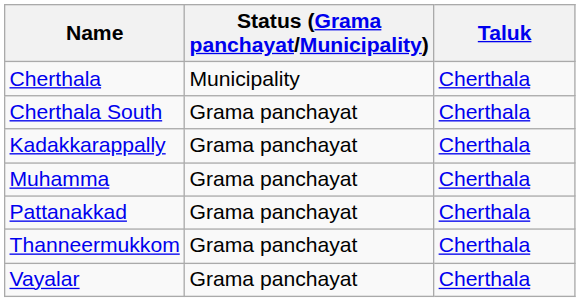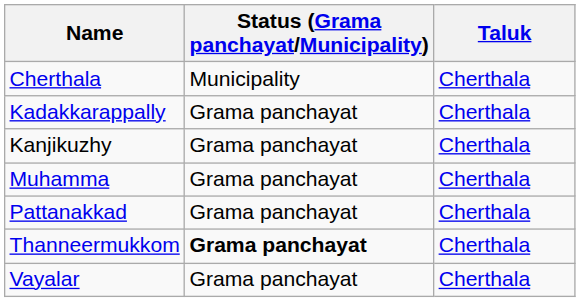- row: (86, 111)
+ row: (61, 145)
(273, 245) normal -> (278, 245) bold
